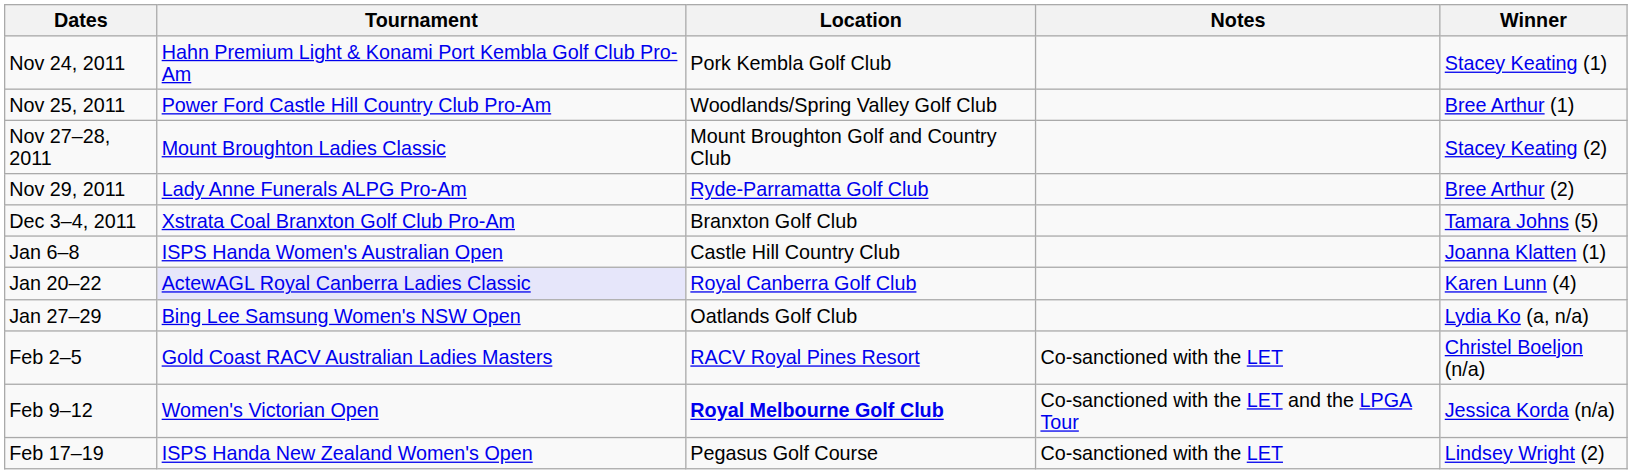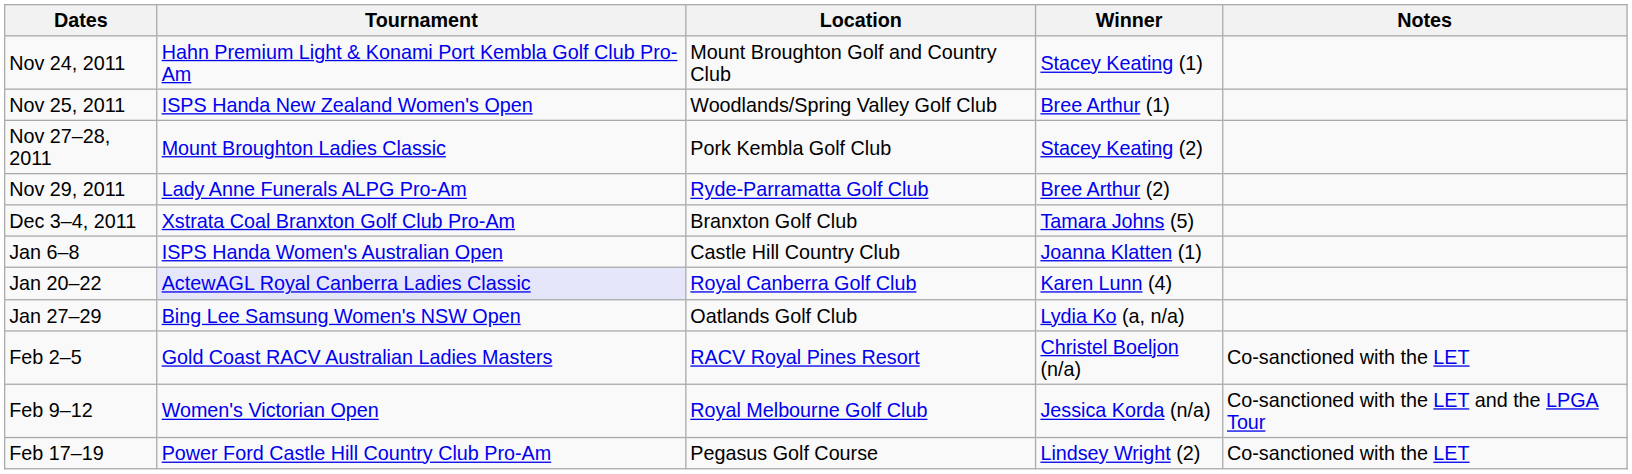columns swapped: (1533, 20) <-> (1238, 20)
(791, 63) Pork Kembla Golf Club -> (843, 63) Mount Broughton Golf and Country Club
(356, 105) Power Ford Castle Hill Country Club Pro-Am -> (347, 105) ISPS Handa New Zealand Women's Open
(843, 147) Mount Broughton Golf and Country Club -> (791, 147) Pork Kembla Golf Club
(817, 411) bold -> (809, 411) normal
(347, 453) ISPS Handa New Zealand Women's Open -> (356, 453) Power Ford Castle Hill Country Club Pro-Am
